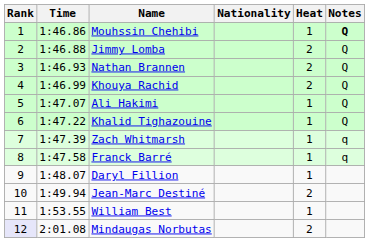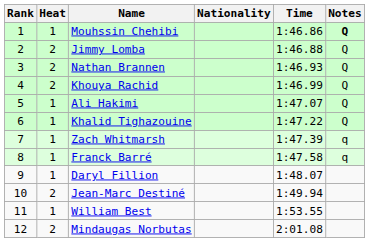columns swapped: (309, 14) <-> (63, 14)
(20, 229) lavender background -> (20, 229) no background
